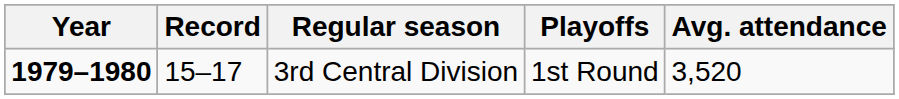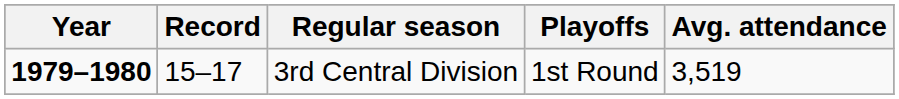(707, 71) 3,520 -> (707, 71) 3,519
